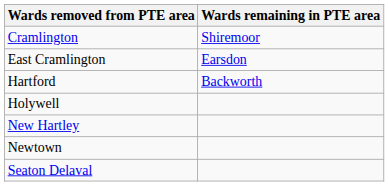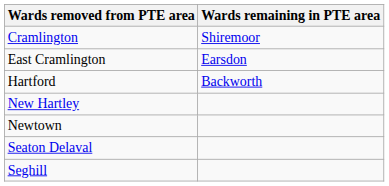- row: (34, 103)
+ row: (27, 170)
